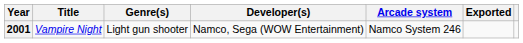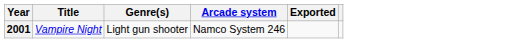- column: (278, 12)
